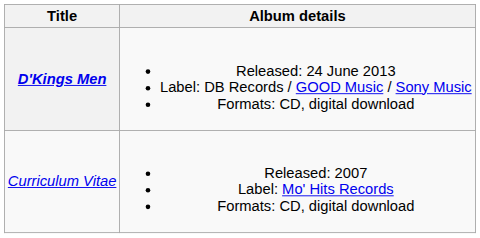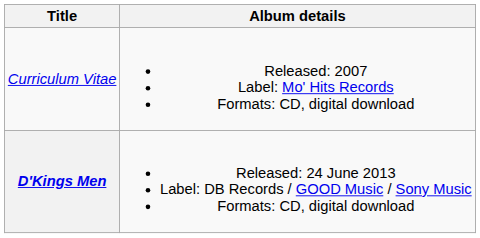rows swapped: (62, 181) <-> (62, 79)
